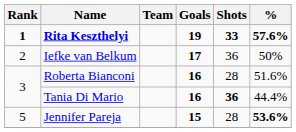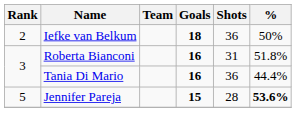- row: (86, 35)
(195, 55) 17 -> (195, 35) 18
(232, 76) 28 -> (232, 55) 31
(271, 76) 51.6% -> (271, 55) 51.8%
(232, 96) bold -> (232, 76) normal
